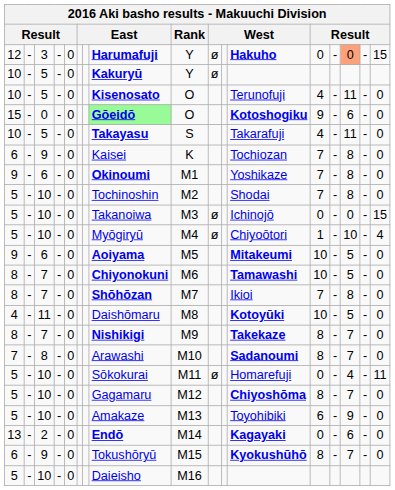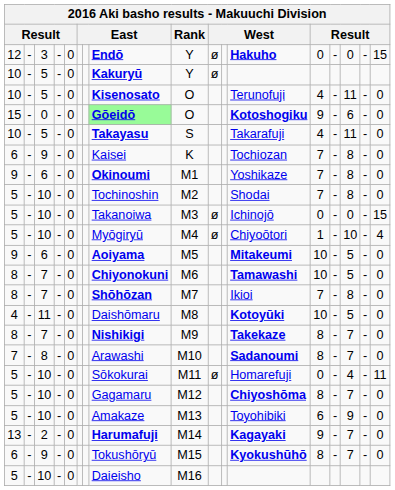(125, 54) Harumafuji -> (107, 54) Endō
(350, 54) lightsalmon background -> (350, 54) no background
(107, 435) Endō -> (125, 435) Harumafuji
(320, 435) 0 -> (320, 435) 9
(350, 435) 6 -> (350, 435) 7
